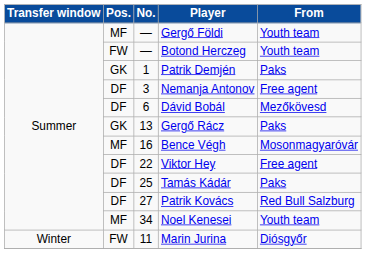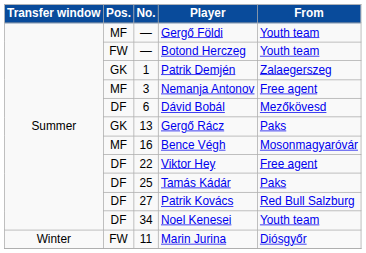(273, 70) Paks -> (296, 70) Zalaegerszeg
(118, 88) DF -> (118, 88) MF
(118, 220) MF -> (118, 220) DF
